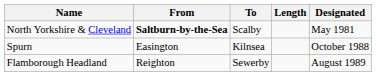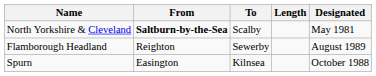rows swapped: (19, 46) <-> (57, 63)
